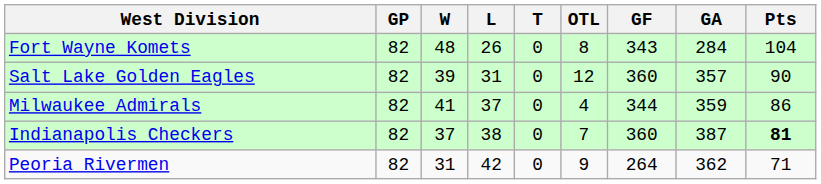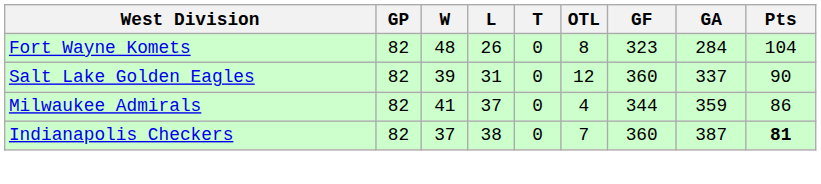(642, 48) 343 -> (642, 48) 323
(711, 77) 357 -> (711, 77) 337
- row: (89, 164)
